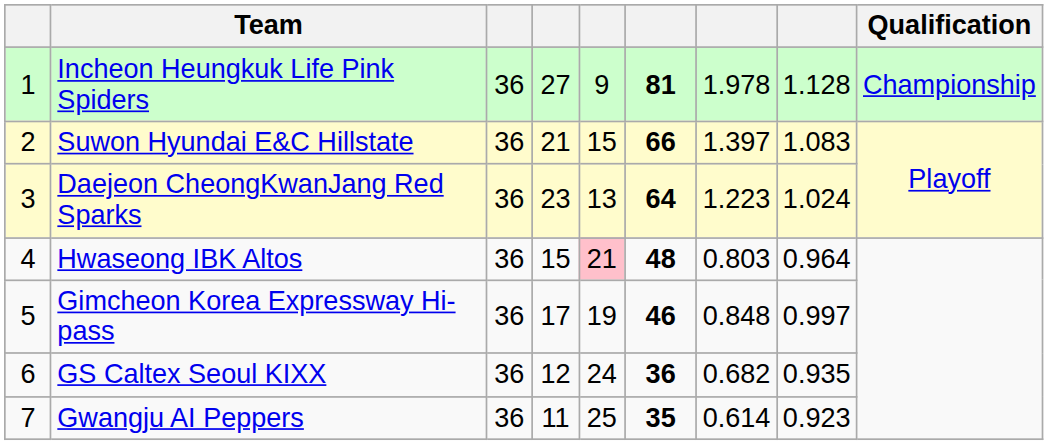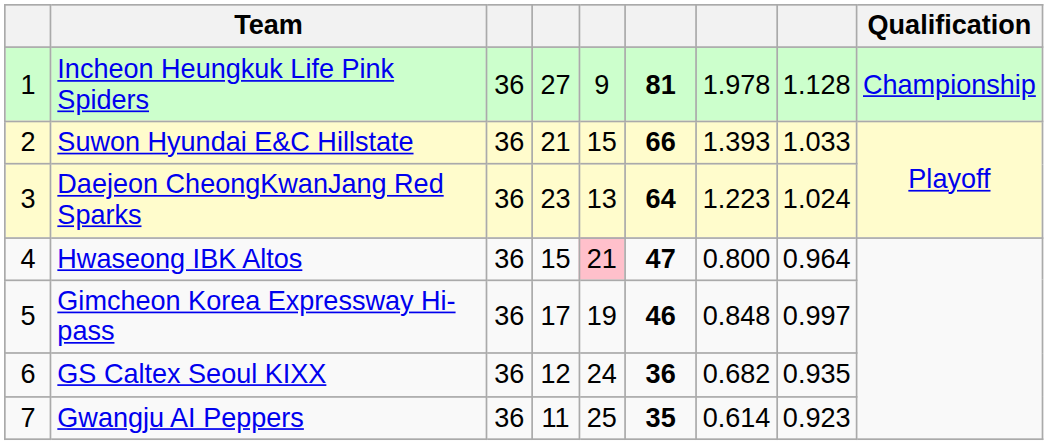(737, 142) 1.397 -> (737, 142) 1.393
(817, 142) 1.083 -> (817, 142) 1.033
(661, 258) 48 -> (661, 258) 47
(737, 258) 0.803 -> (737, 258) 0.800
